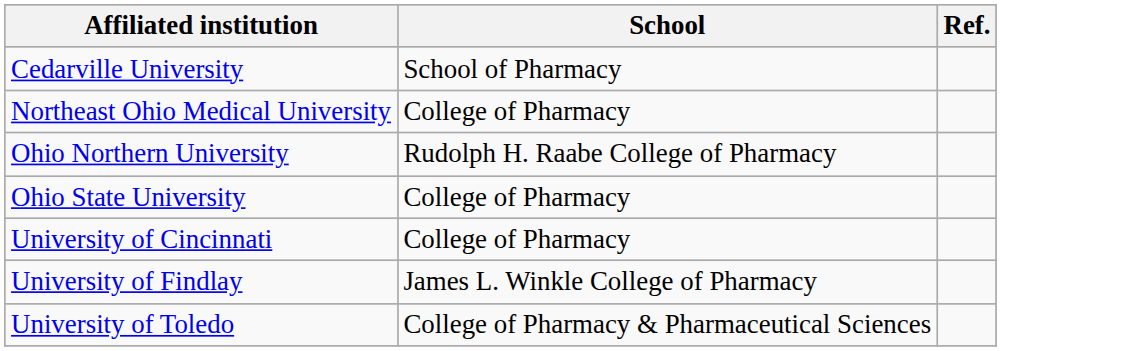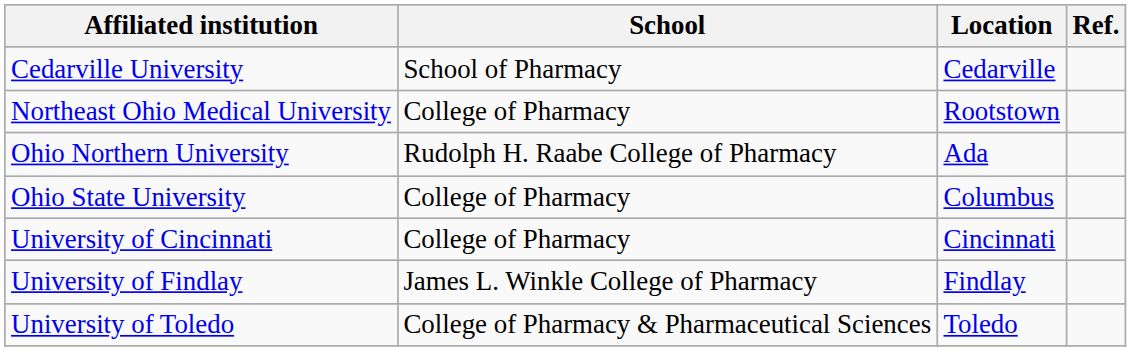+ column: (1002, 25)
